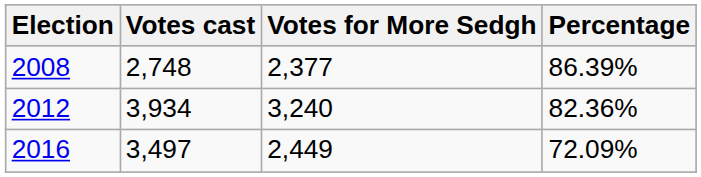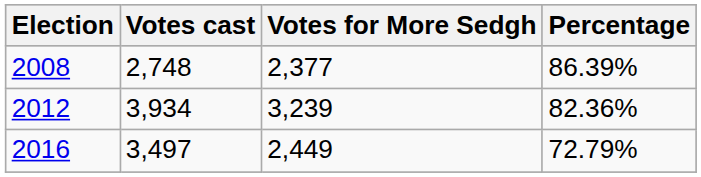(300, 108) 3,240 -> (300, 108) 3,239
(593, 150) 72.09% -> (593, 150) 72.79%
